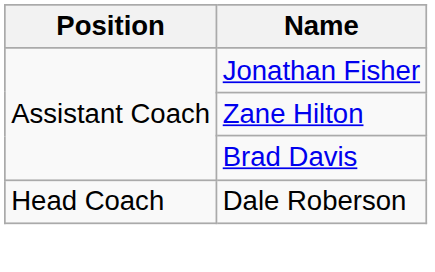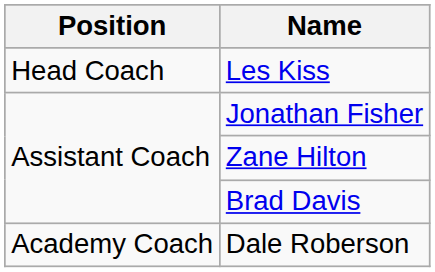+ row: (278, 69)
(88, 200) Head Coach -> (112, 244) Academy Coach
